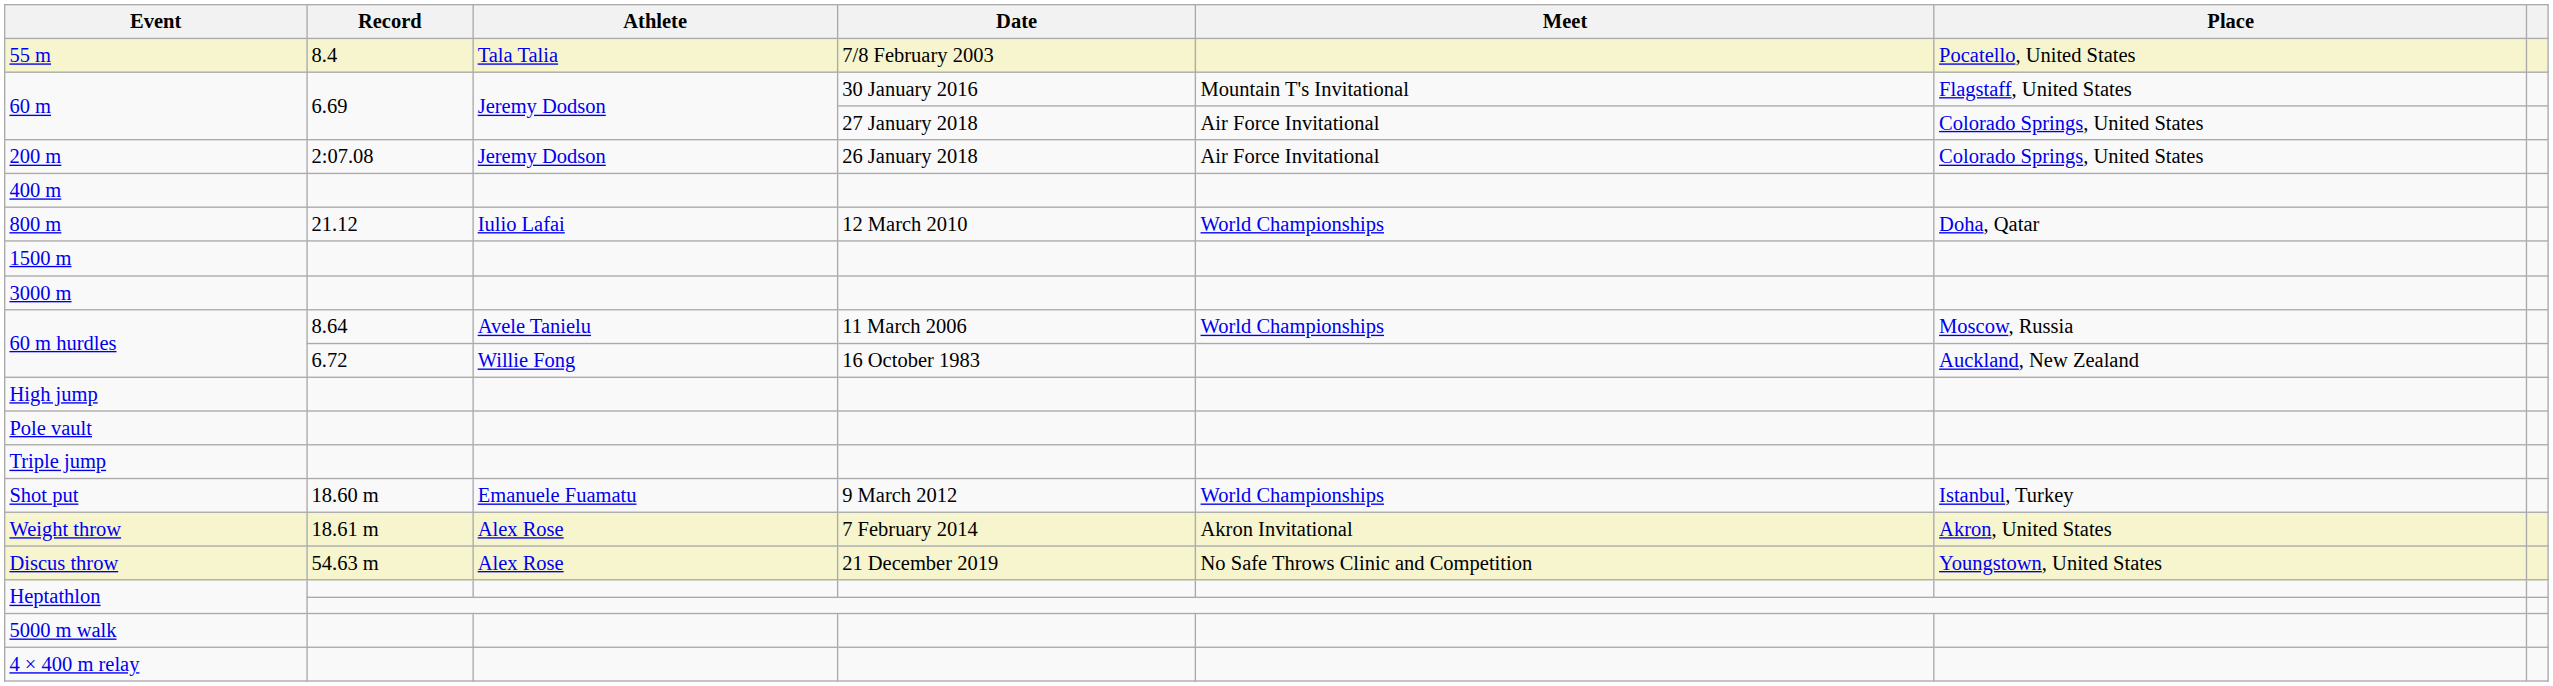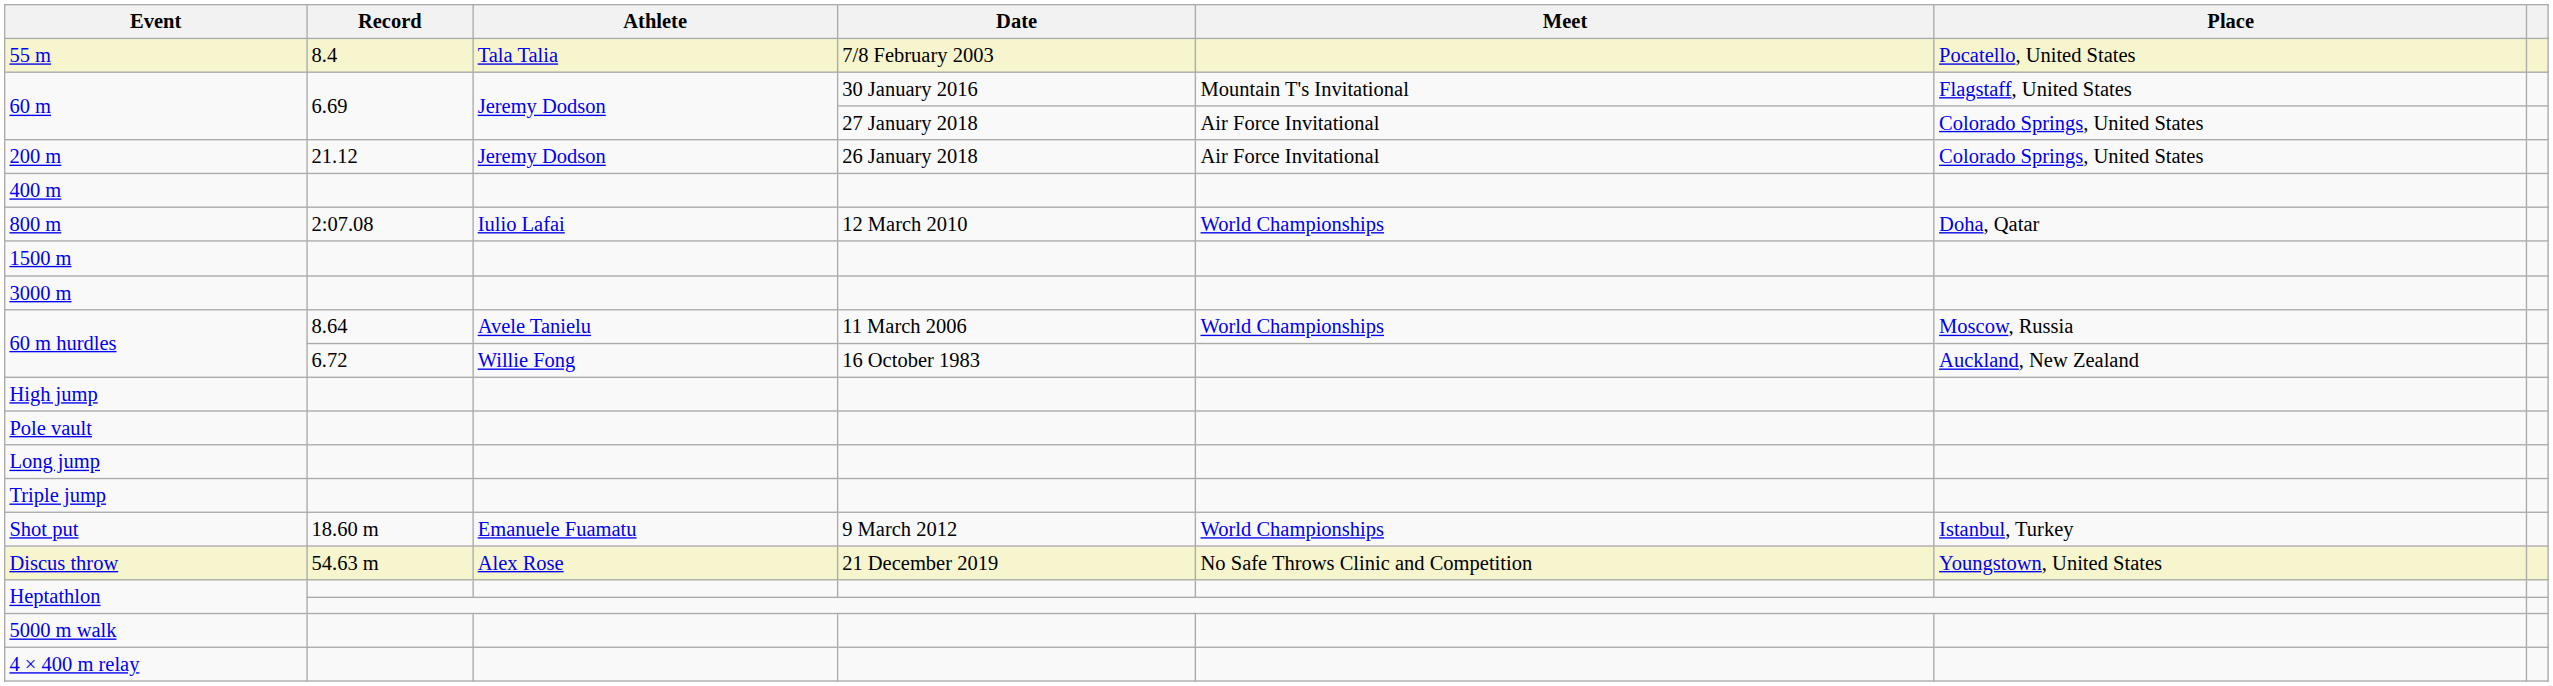(343, 156) 2:07.08 -> (335, 156) 21.12
(335, 224) 21.12 -> (343, 224) 2:07.08
+ row: (55, 461)
- row: (65, 529)
